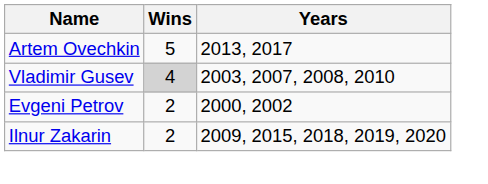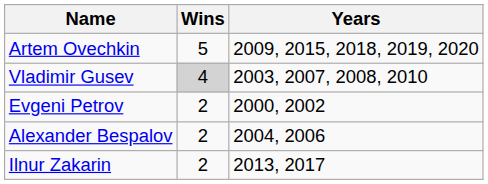(246, 48) 2013, 2017 -> (356, 48) 2009, 2015, 2018, 2019, 2020
+ row: (91, 135)
(323, 135) 2009, 2015, 2018, 2019, 2020 -> (279, 164) 2013, 2017
